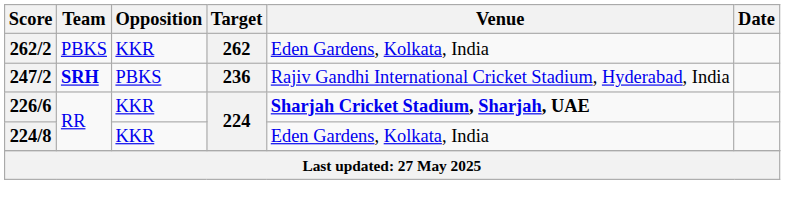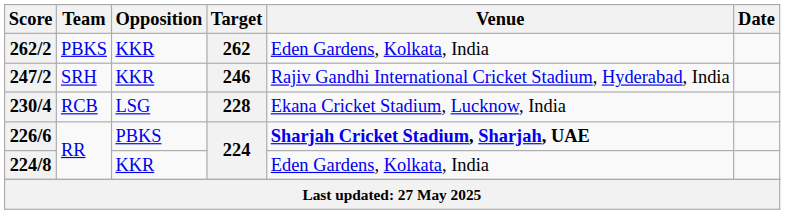(80, 77) bold -> (79, 77) normal
(138, 77) PBKS -> (135, 77) KKR
(237, 77) 236 -> (237, 77) 246
+ row: (31, 106)
(135, 106) KKR -> (138, 135) PBKS
